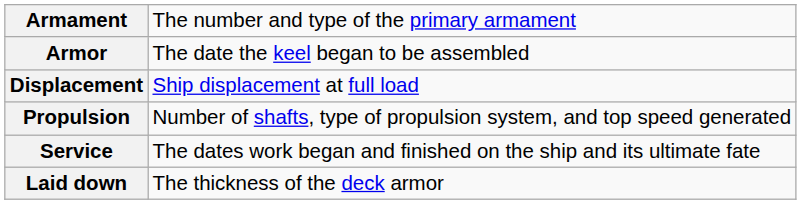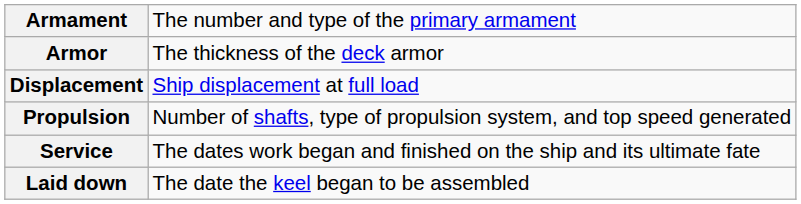(341, 53) The date the keel began to be assembled -> (298, 53) The thickness of the deck armor
(298, 183) The thickness of the deck armor -> (341, 183) The date the keel began to be assembled
